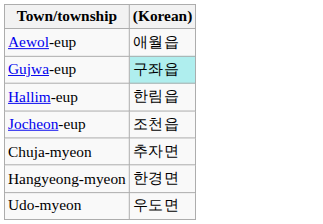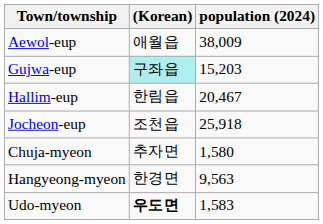+ column: (257, 16)
(156, 205) normal -> (156, 205) bold
